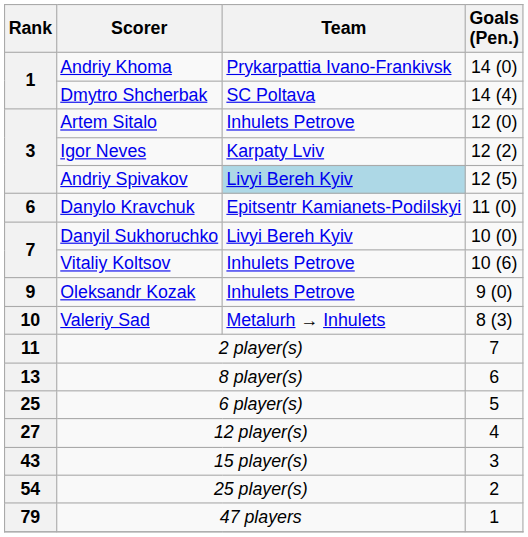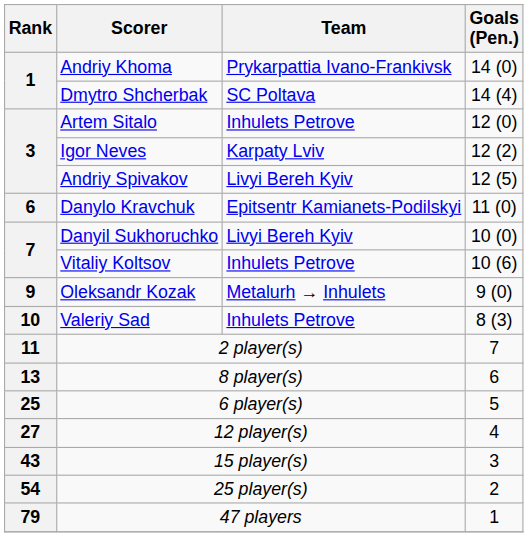(290, 179) lightblue background -> (290, 179) no background
(291, 292) Inhulets Petrove -> (306, 292) Metalurh → Inhulets
(306, 320) Metalurh → Inhulets -> (291, 320) Inhulets Petrove
